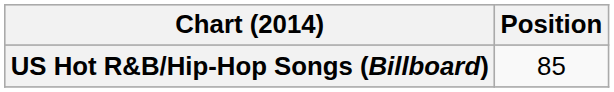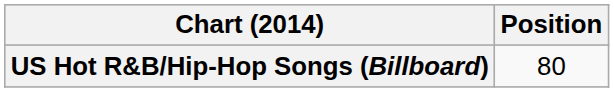(551, 65) 85 -> (551, 65) 80
